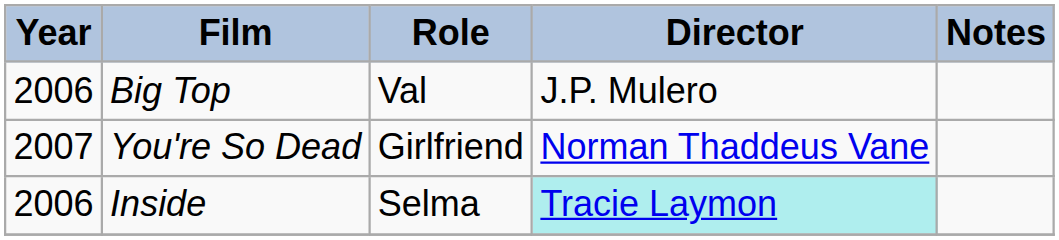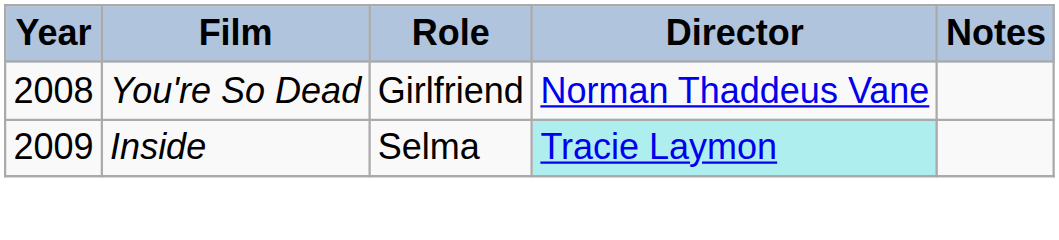- row: (170, 90)
(53, 147) 2007 -> (53, 90) 2008
(53, 204) 2006 -> (53, 147) 2009
